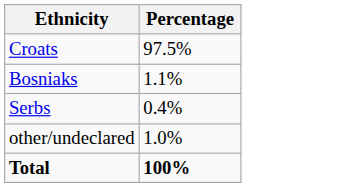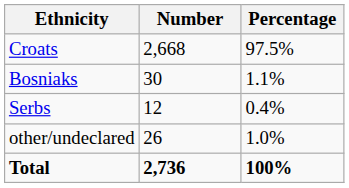+ column: (190, 19)
